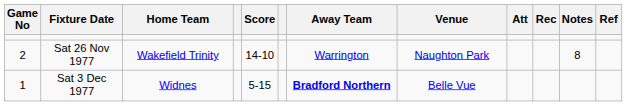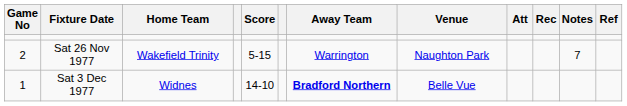(260, 55) 14-10 -> (260, 55) 5-15
(577, 55) 8 -> (577, 55) 7
(260, 85) 5-15 -> (260, 85) 14-10
